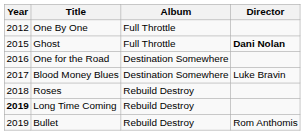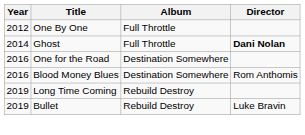(18, 43) 2015 -> (18, 43) 2014
(18, 75) 2017 -> (18, 75) 2016
(259, 75) Luke Bravin -> (265, 75) Rom Anthomis
- row: (47, 91)
(18, 106) bold -> (18, 91) normal
(265, 122) Rom Anthomis -> (259, 106) Luke Bravin
